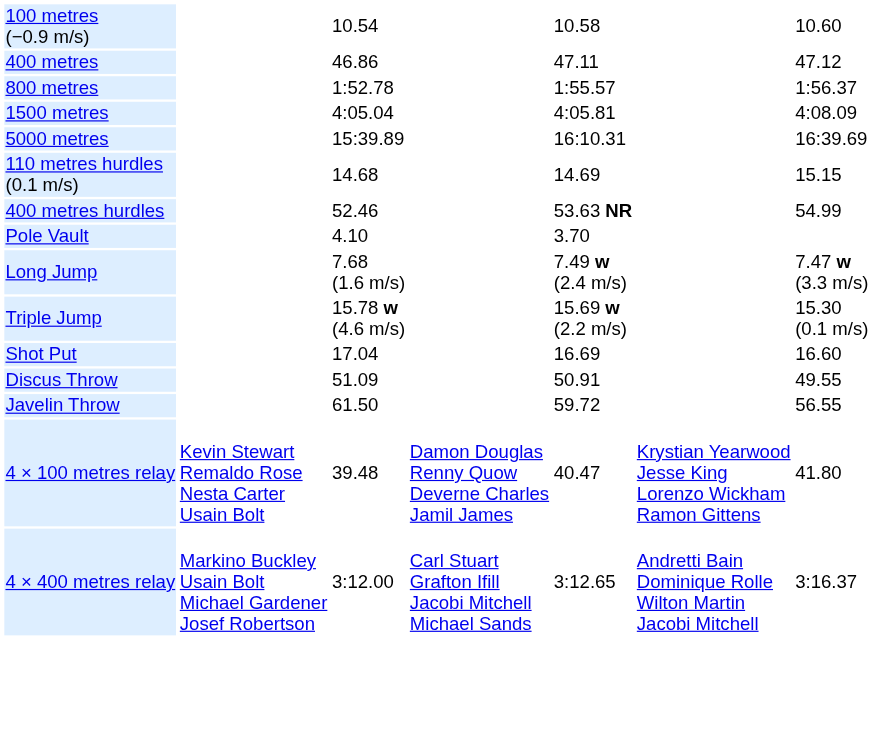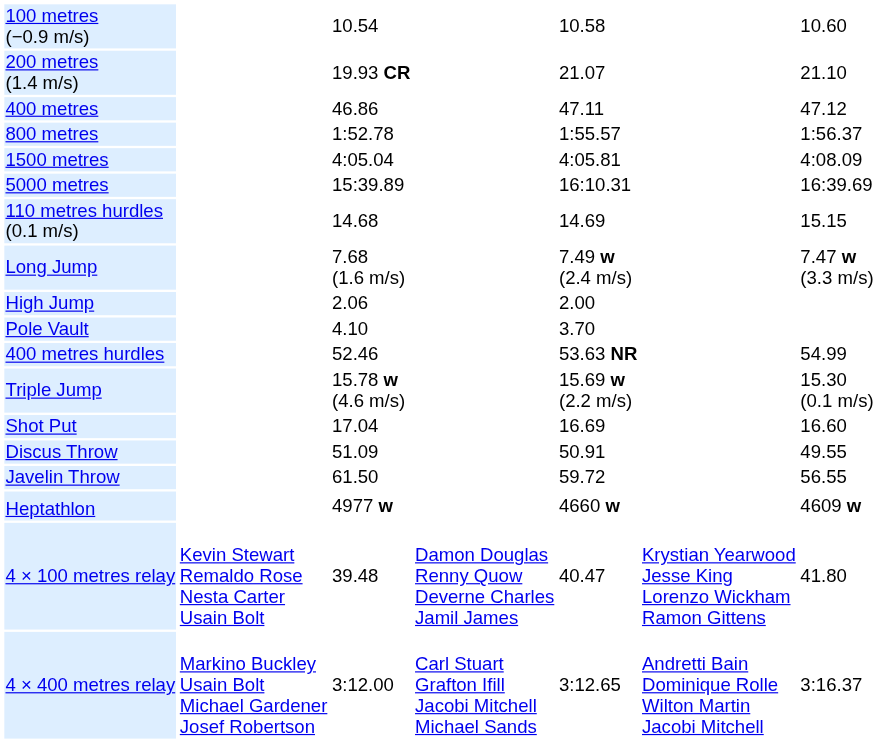+ row: (52, 72)
rows swapped: (85, 210) <-> (51, 272)
+ row: (50, 303)
+ row: (56, 506)
